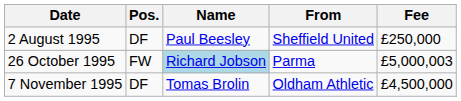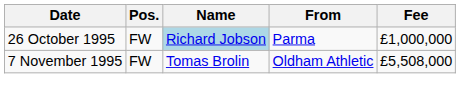- row: (54, 38)
(417, 61) £5,000,003 -> (416, 38) £1,000,000
(138, 84) DF -> (140, 61) FW
(417, 84) £4,500,000 -> (416, 61) £5,508,000
